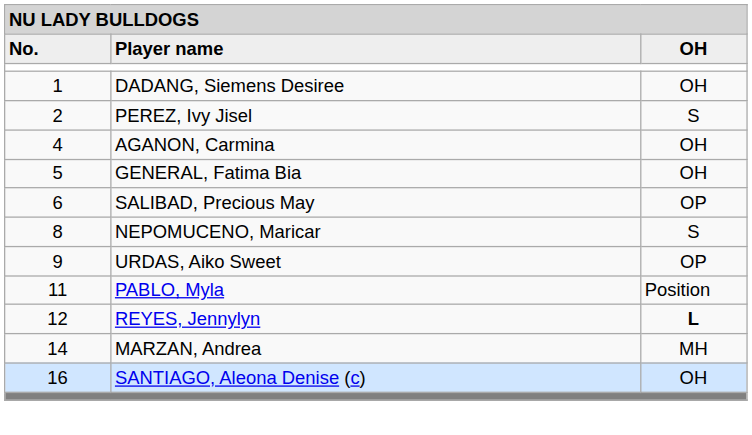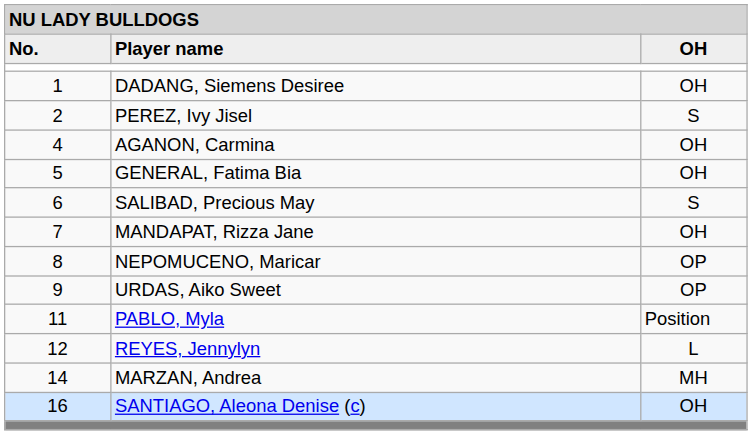(693, 203) OP -> (693, 203) S
+ row: (58, 232)
(693, 232) S -> (693, 261) OP
(693, 319) bold -> (693, 349) normal
